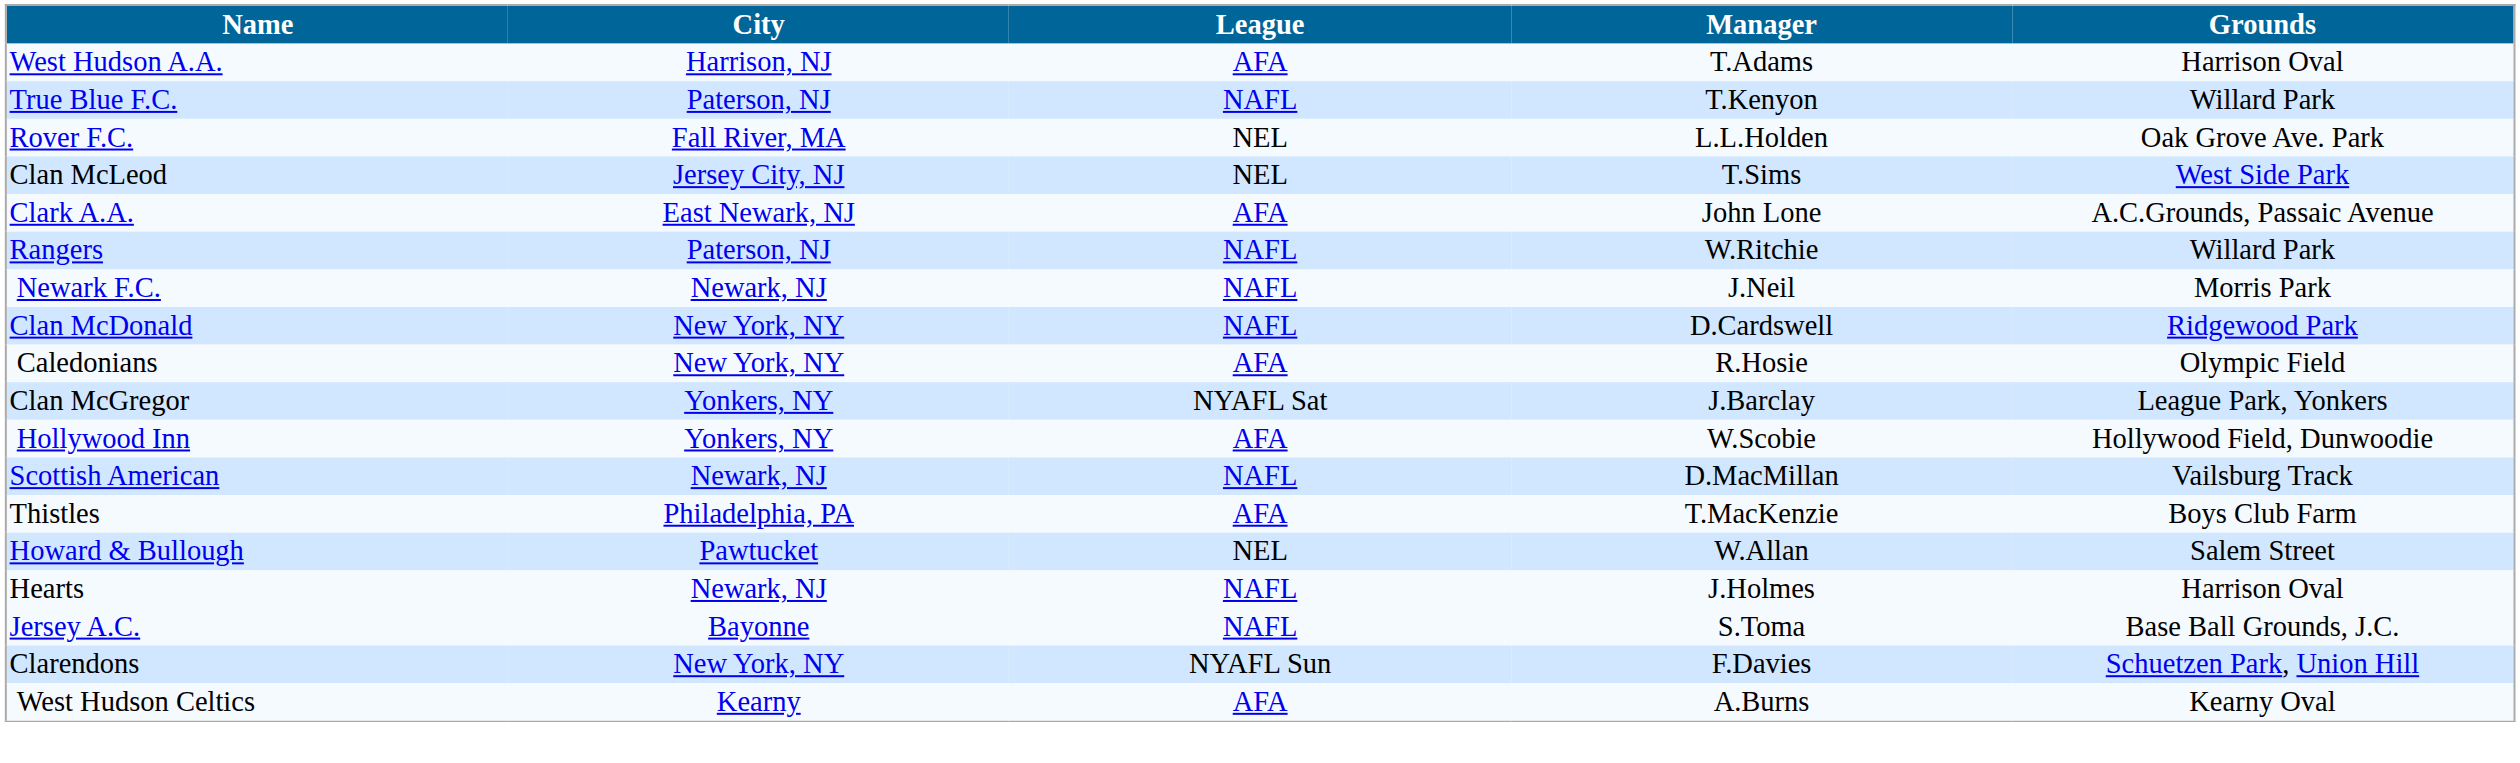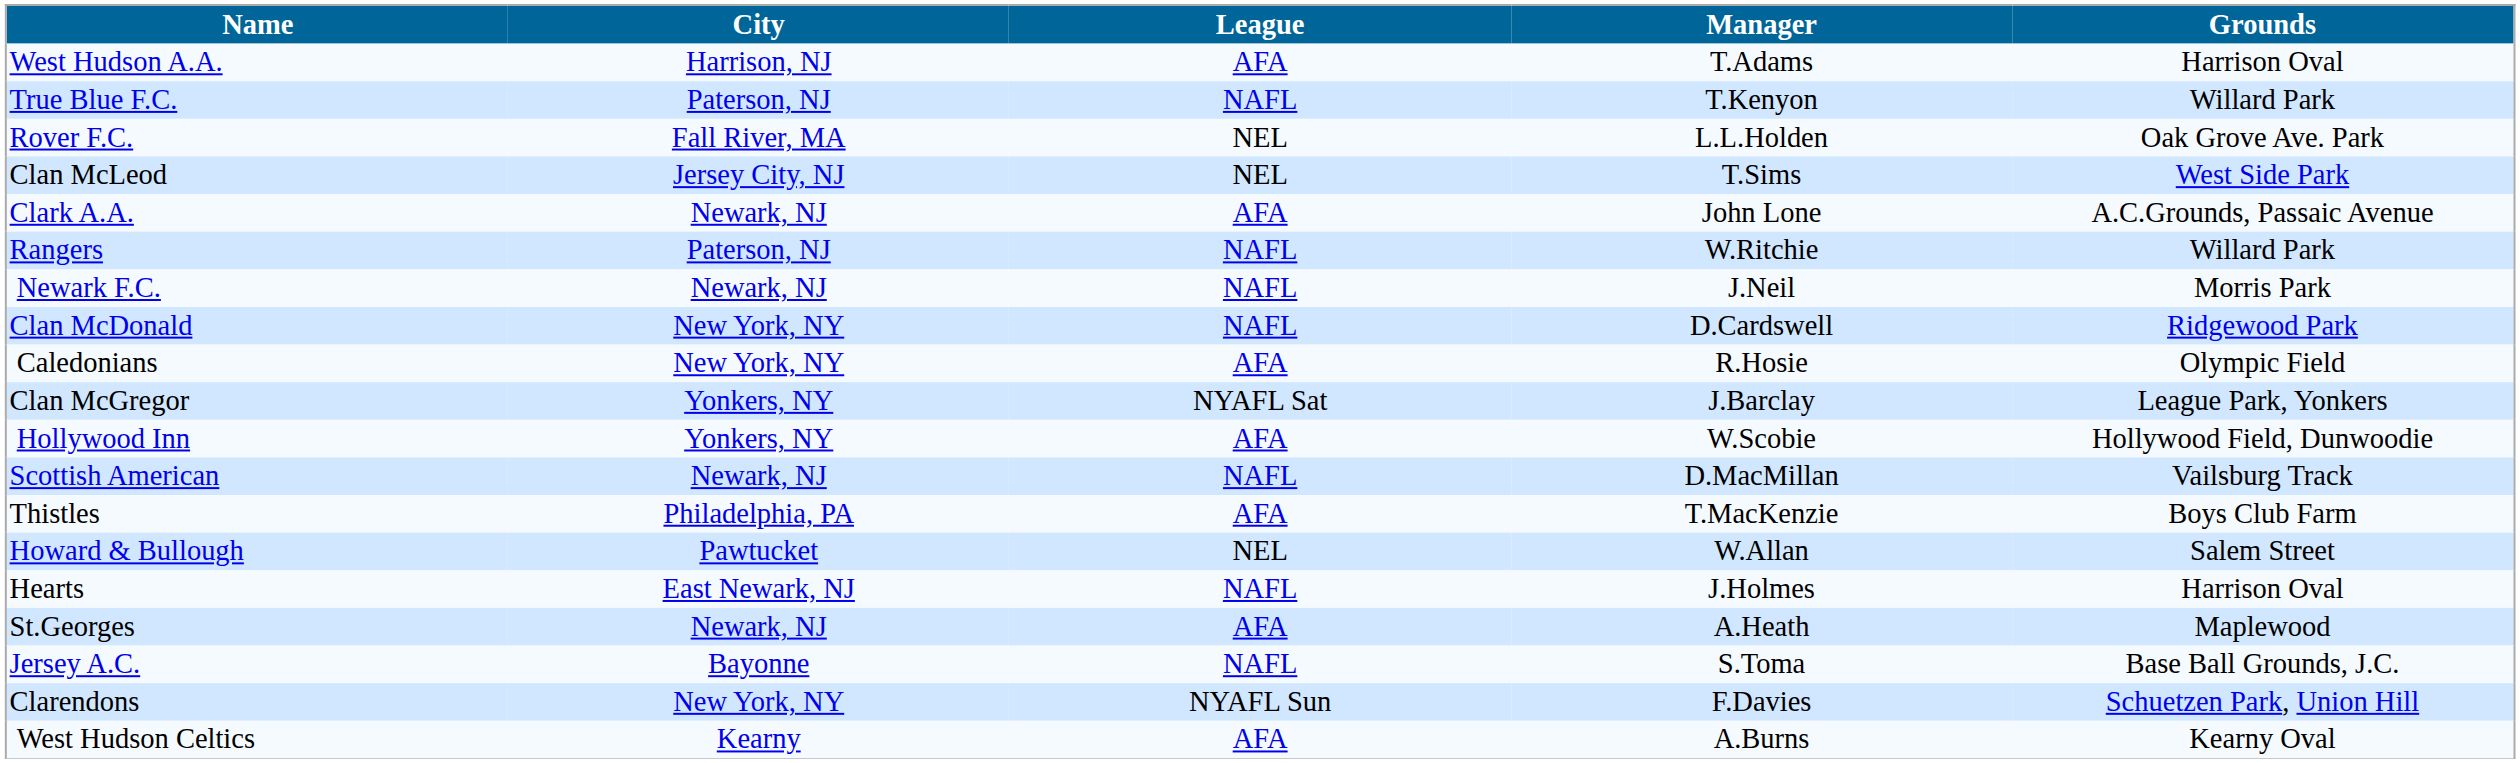(759, 212) East Newark, NJ -> (759, 212) Newark, NJ
(759, 588) Newark, NJ -> (759, 588) East Newark, NJ
+ row: (72, 626)
